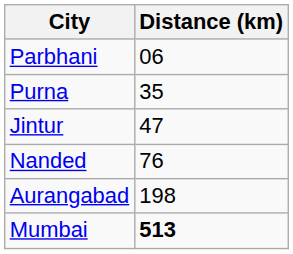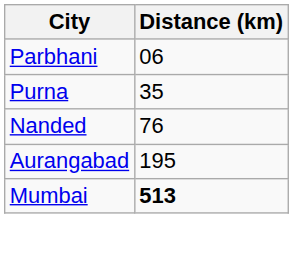- row: (37, 126)
(158, 195) 198 -> (158, 160) 195
